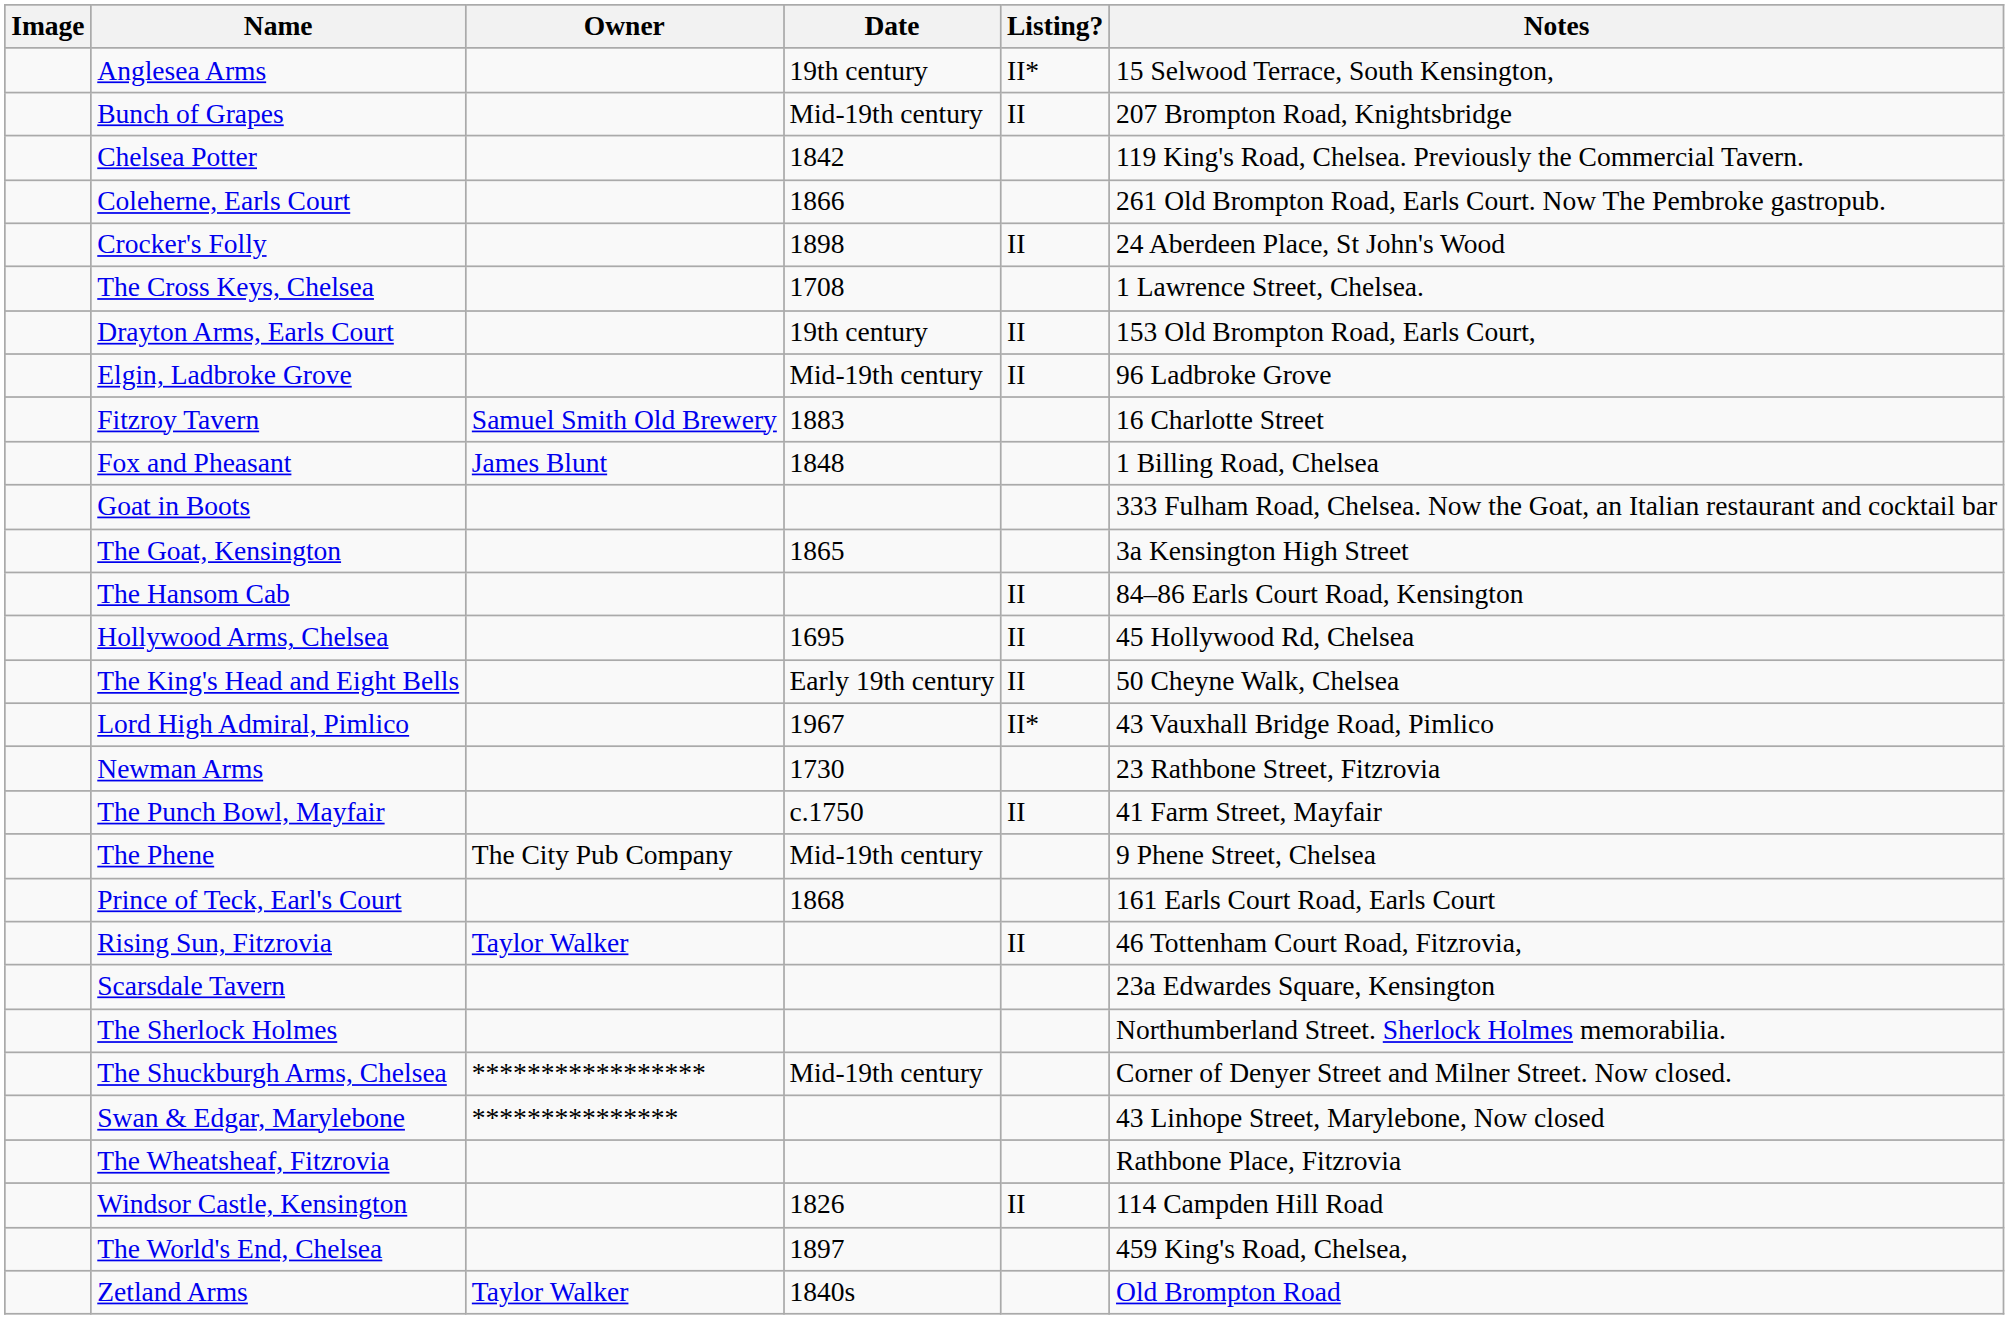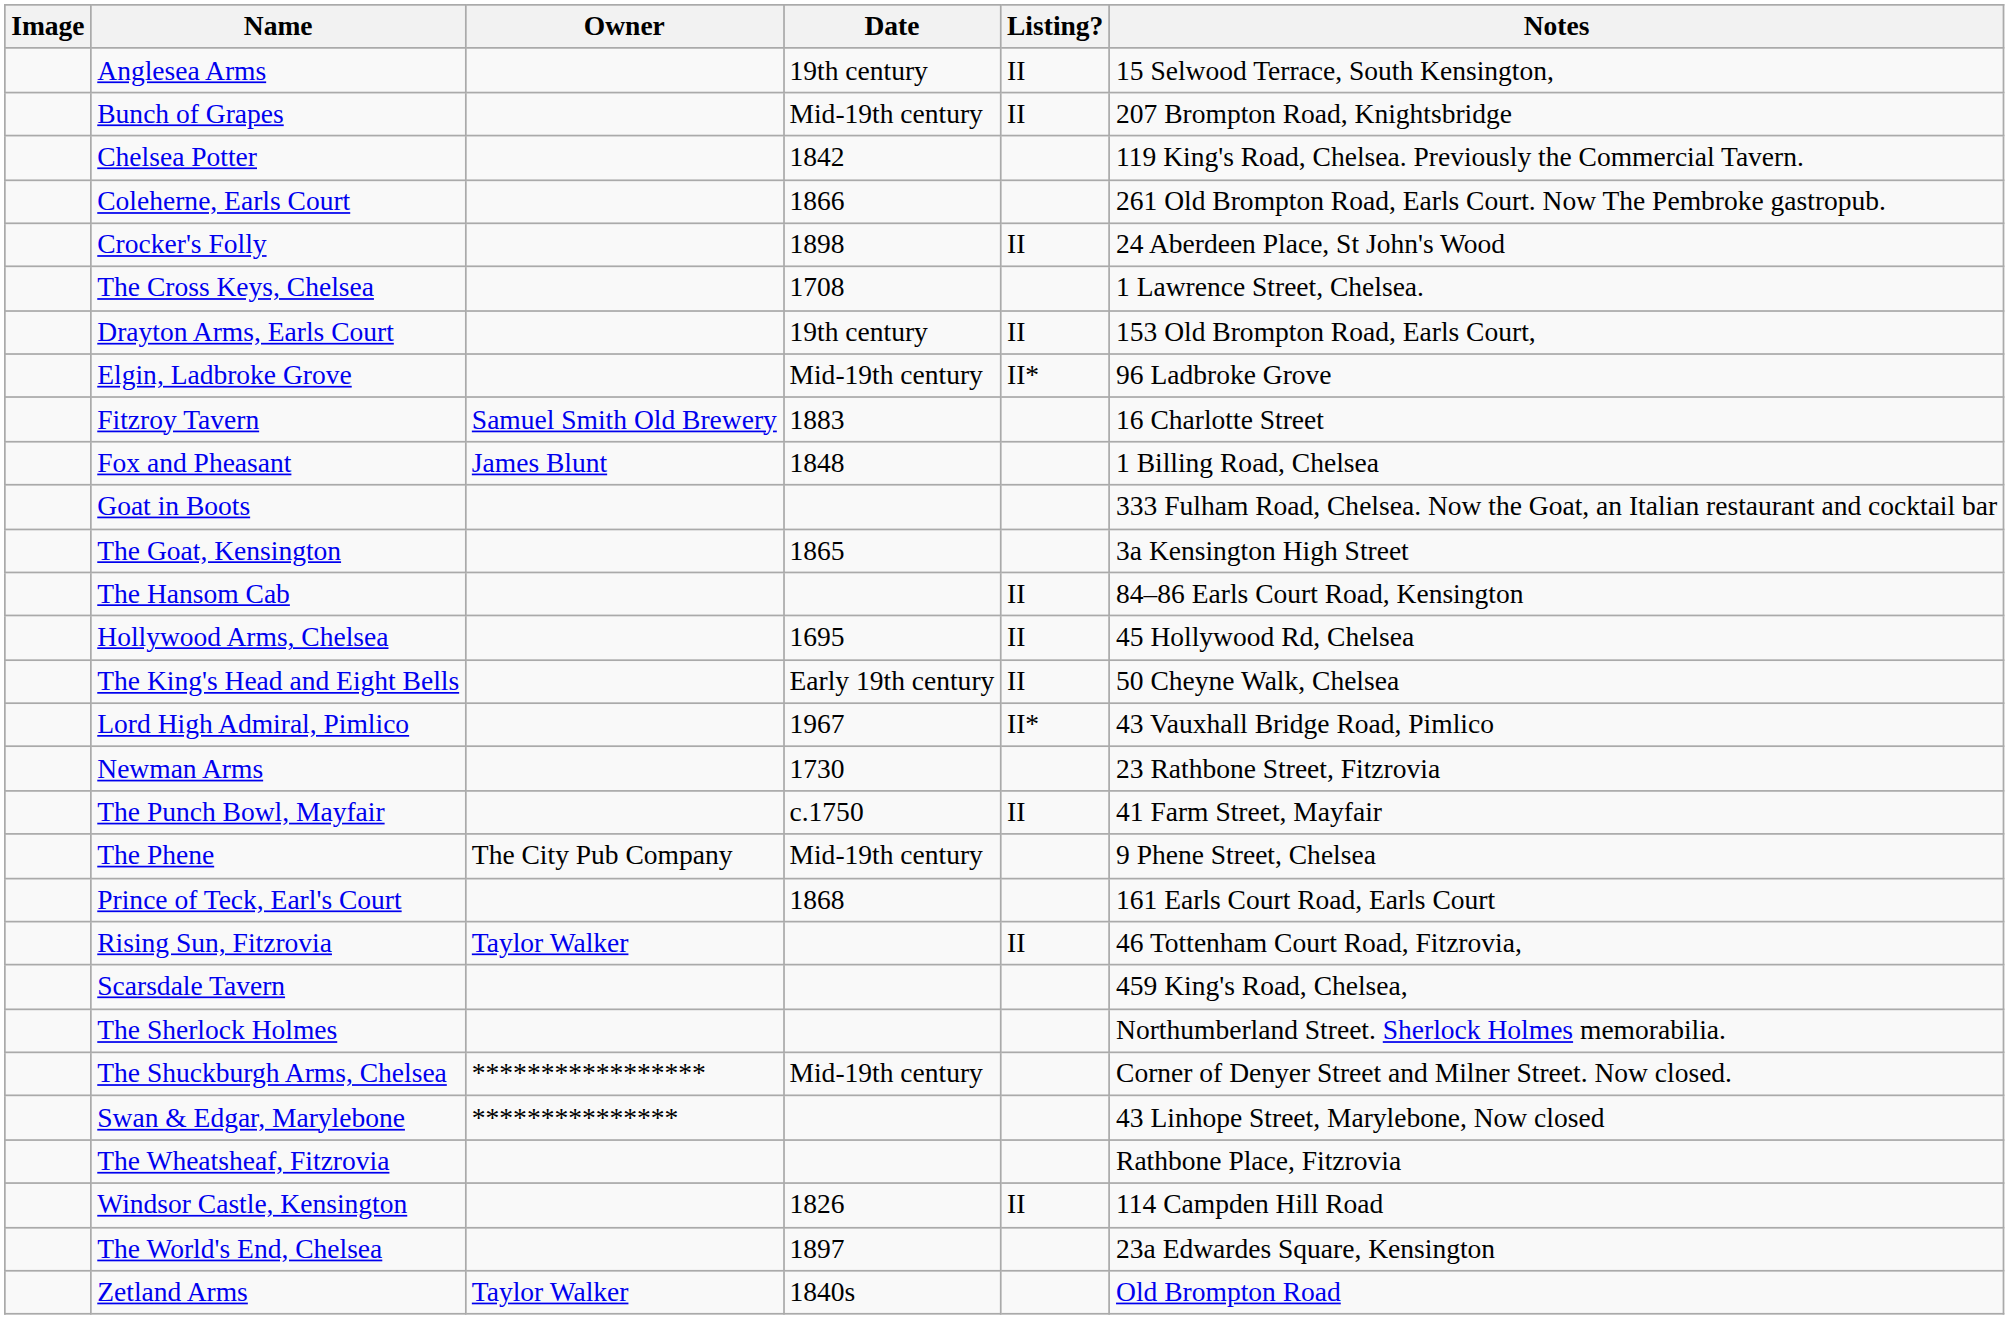(1023, 69) II* -> (1016, 69) II
(1016, 375) II -> (1023, 375) II*
(1306, 986) 23a Edwardes Square, Kensington -> (1262, 986) 459 King's Road, Chelsea,
(1262, 1248) 459 King's Road, Chelsea, -> (1306, 1248) 23a Edwardes Square, Kensington
